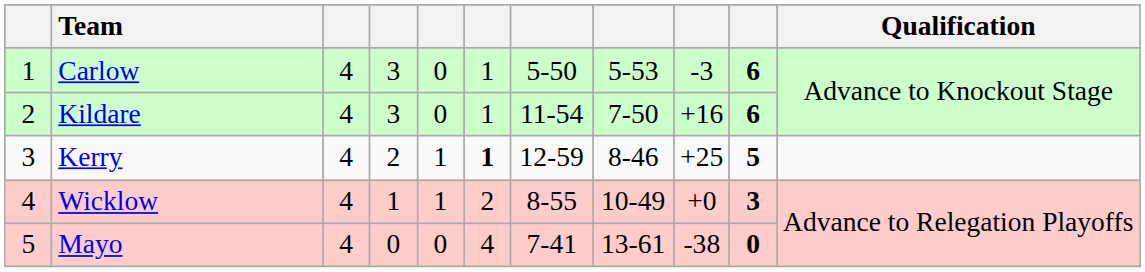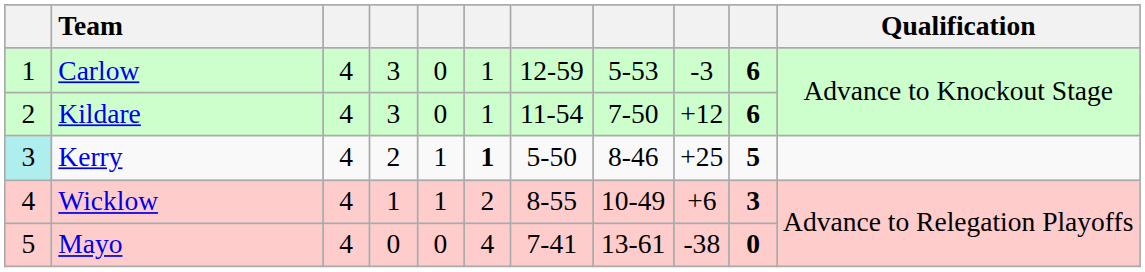(552, 69) 5-50 -> (552, 69) 12-59
(702, 113) +16 -> (702, 113) +12
(28, 157) no background -> (28, 157) paleturquoise background
(552, 157) 12-59 -> (552, 157) 5-50
(702, 200) +0 -> (702, 200) +6
